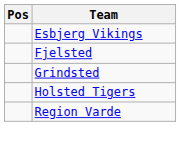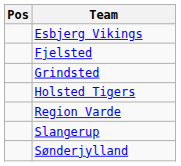+ row: (67, 131)
+ row: (81, 151)
